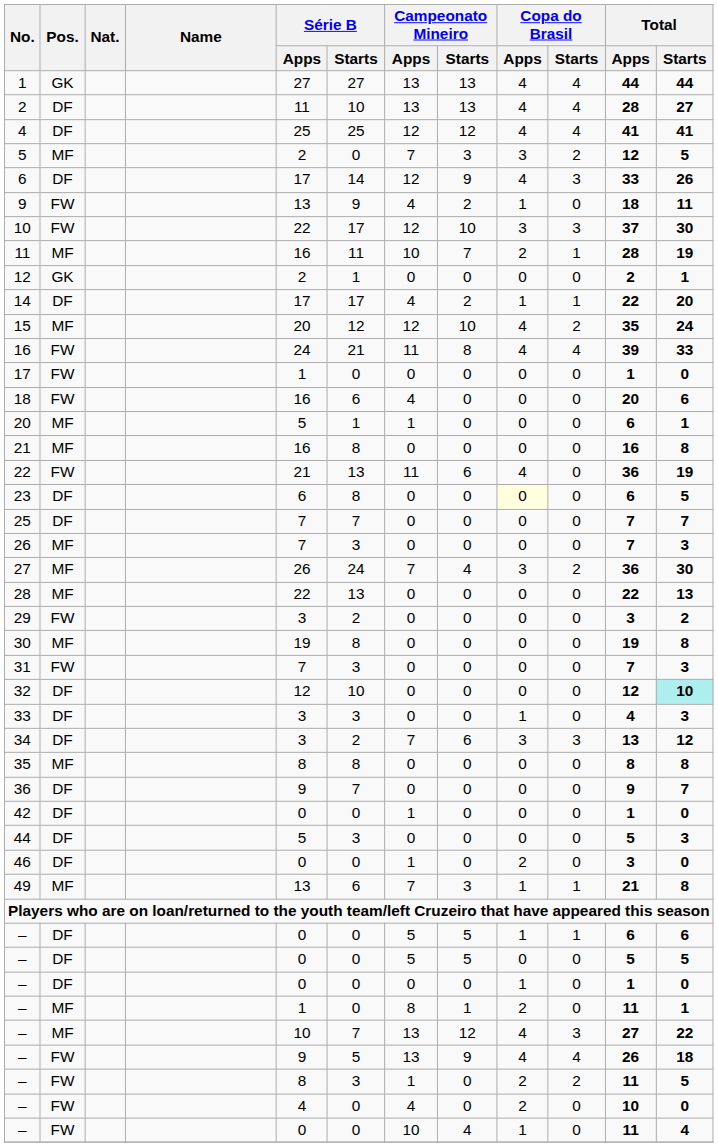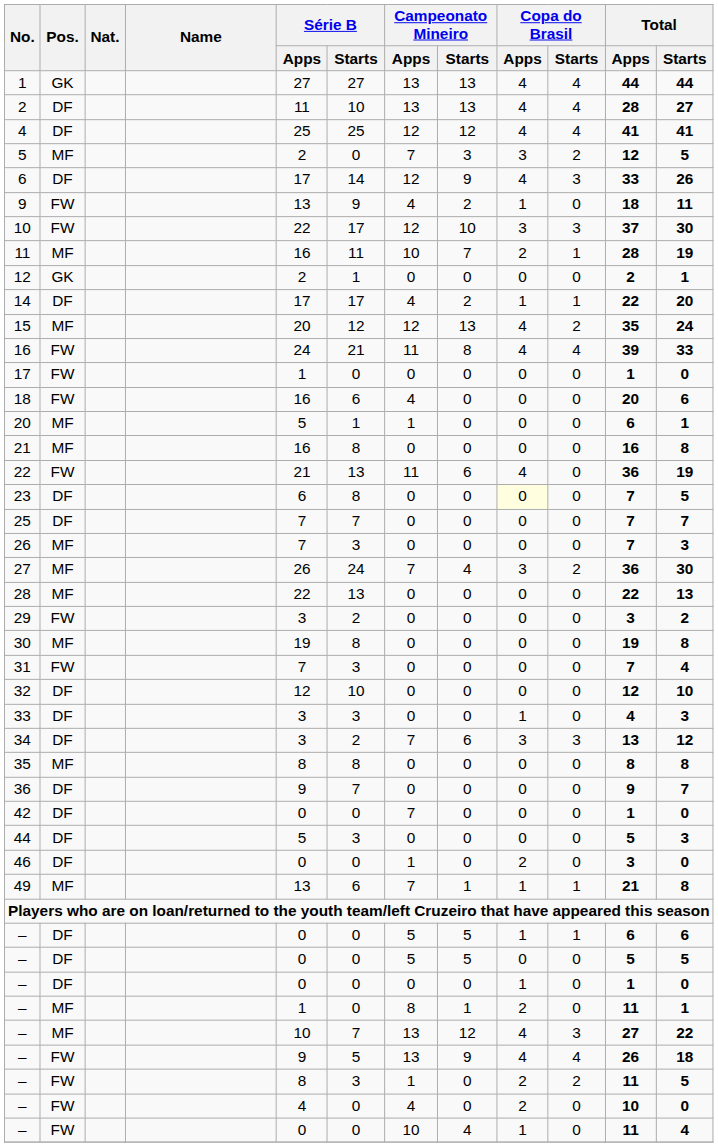(467, 326) 10 -> (467, 326) 13
(631, 496) 6 -> (631, 496) 7
(685, 667) 3 -> (685, 667) 4
(685, 691) paleturquoise background -> (685, 691) no background
(411, 813) 1 -> (411, 813) 7
(467, 886) 3 -> (467, 886) 1
